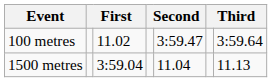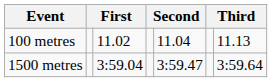(180, 40) 3:59.47 -> (174, 40) 11.04
(240, 40) 3:59.64 -> (234, 40) 11.13
(174, 64) 11.04 -> (180, 64) 3:59.47
(234, 64) 11.13 -> (240, 64) 3:59.64
